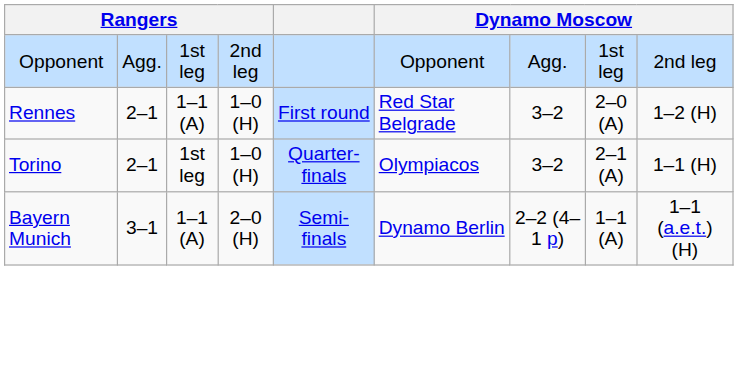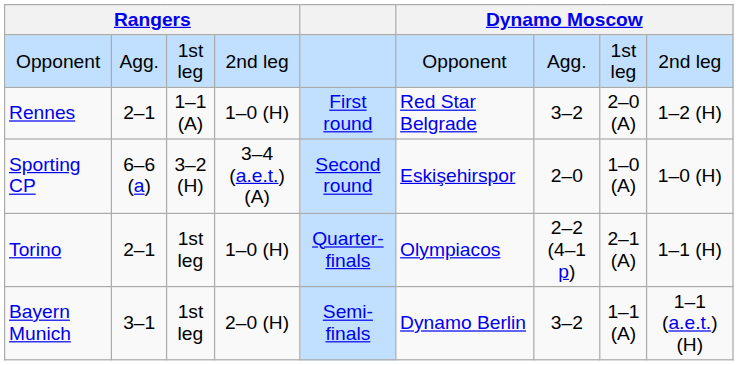+ row: (45, 175)
(548, 165) 3–2 -> (567, 249) 2–2 (4–1 p)
(192, 227) 1–1 (A) -> (190, 323) 1st leg
(548, 227) 2–2 (4–1 p) -> (567, 323) 3–2
